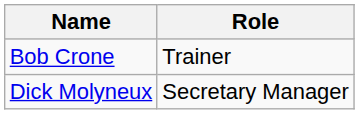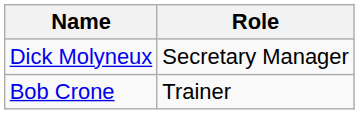rows swapped: (81, 91) <-> (62, 56)
